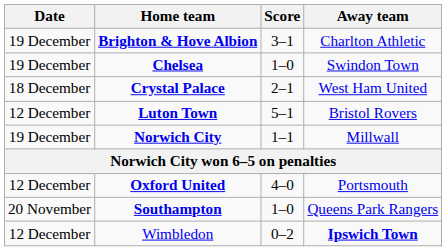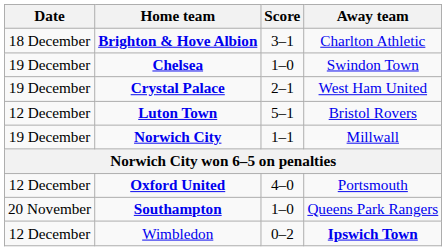(50, 40) 19 December -> (50, 40) 18 December
(50, 88) 18 December -> (50, 88) 19 December
